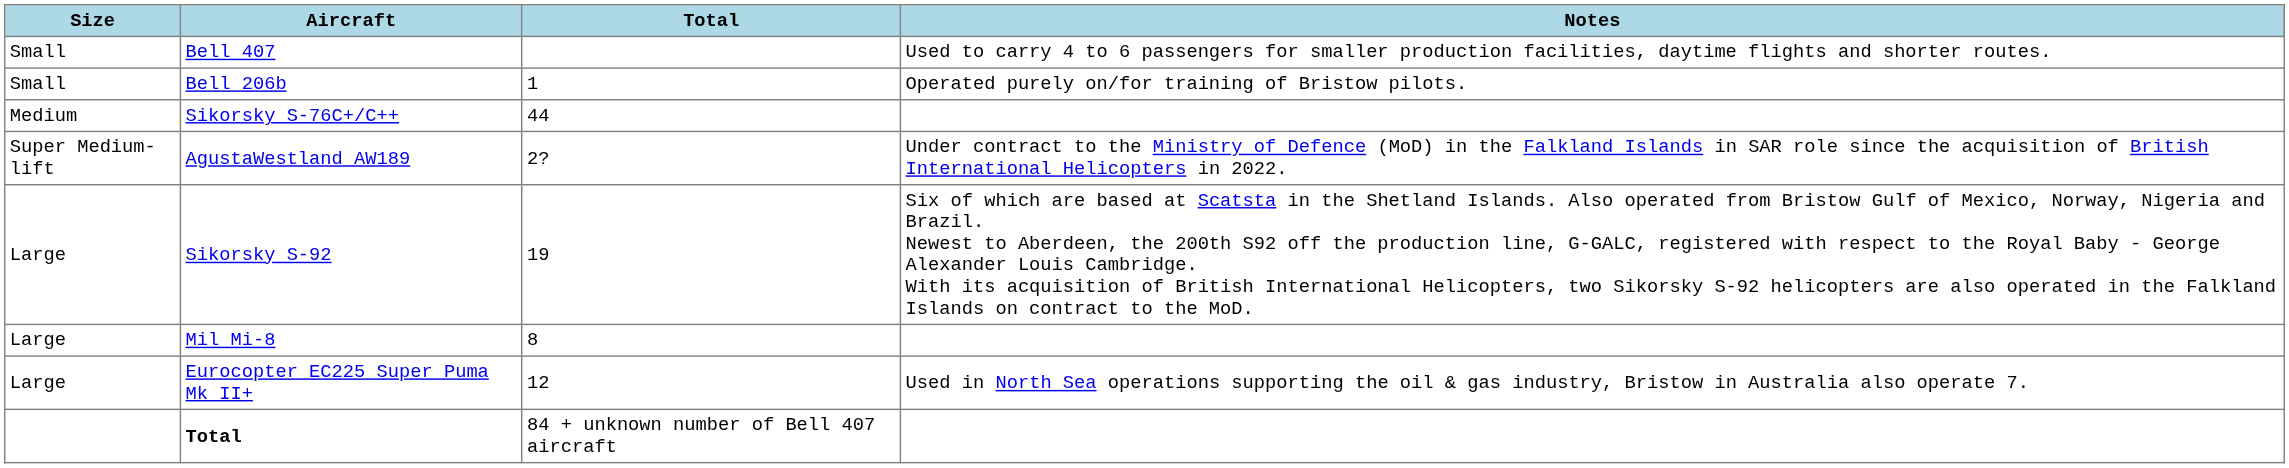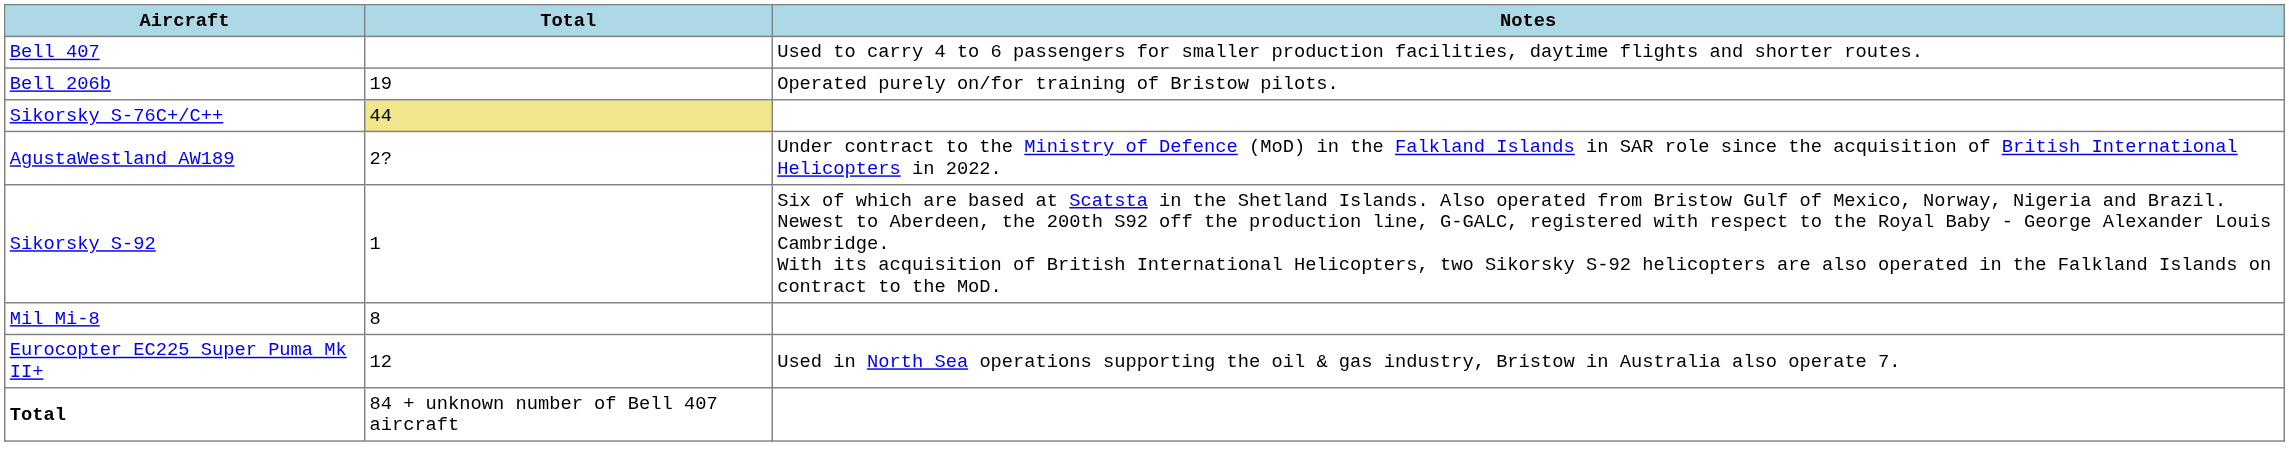- column: (93, 21)
(533, 84) 1 -> (381, 84) 19
(538, 116) no background -> (381, 116) khaki background
(538, 255) 19 -> (375, 244) 1
